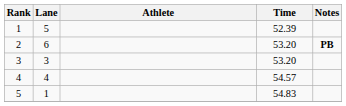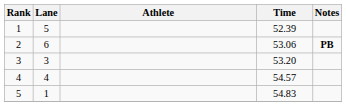(285, 45) 53.20 -> (285, 45) 53.06
